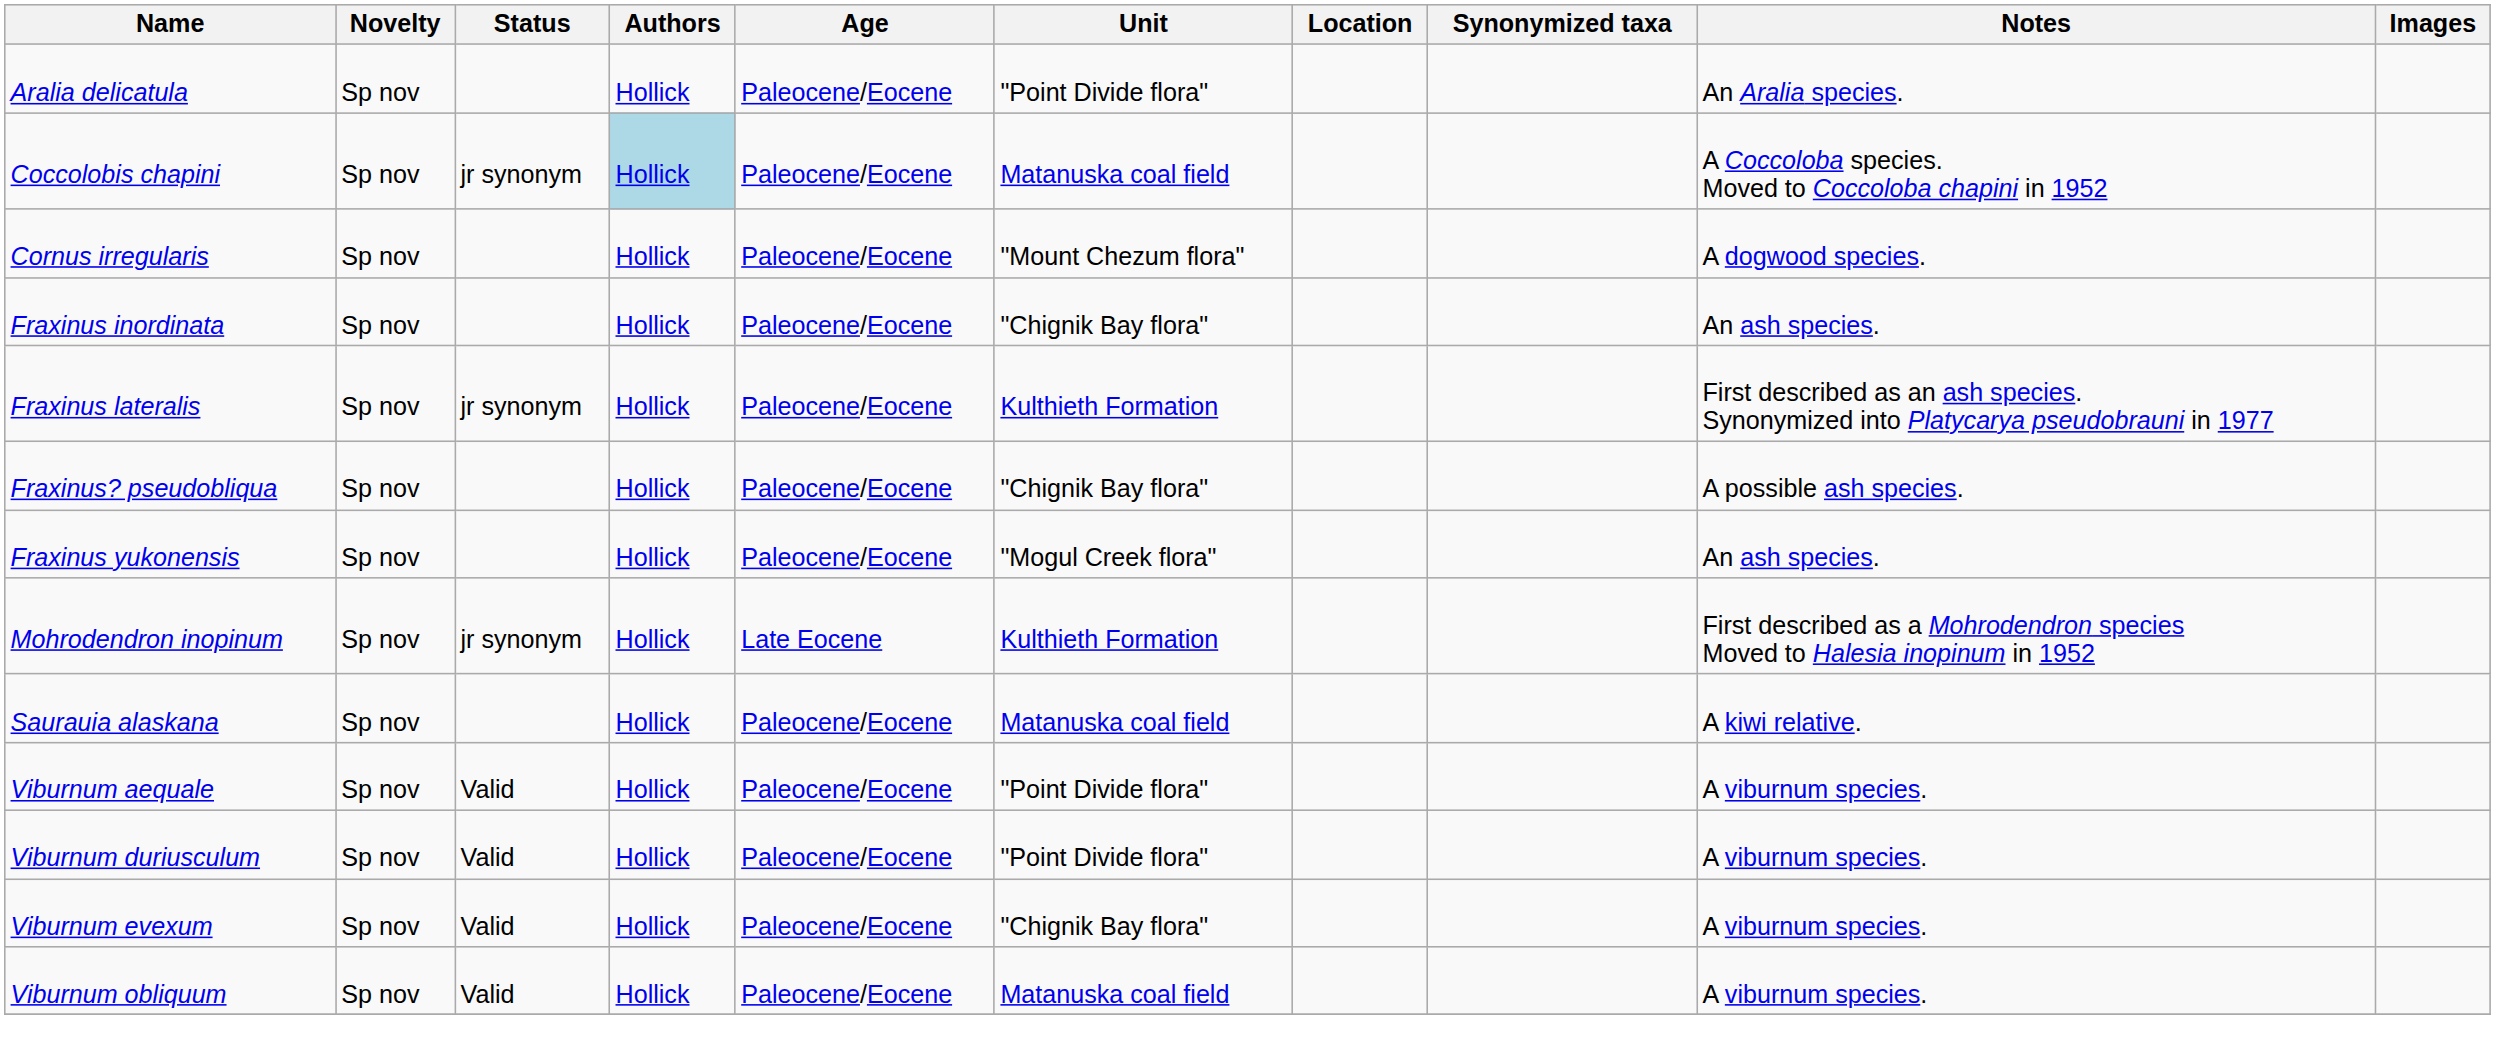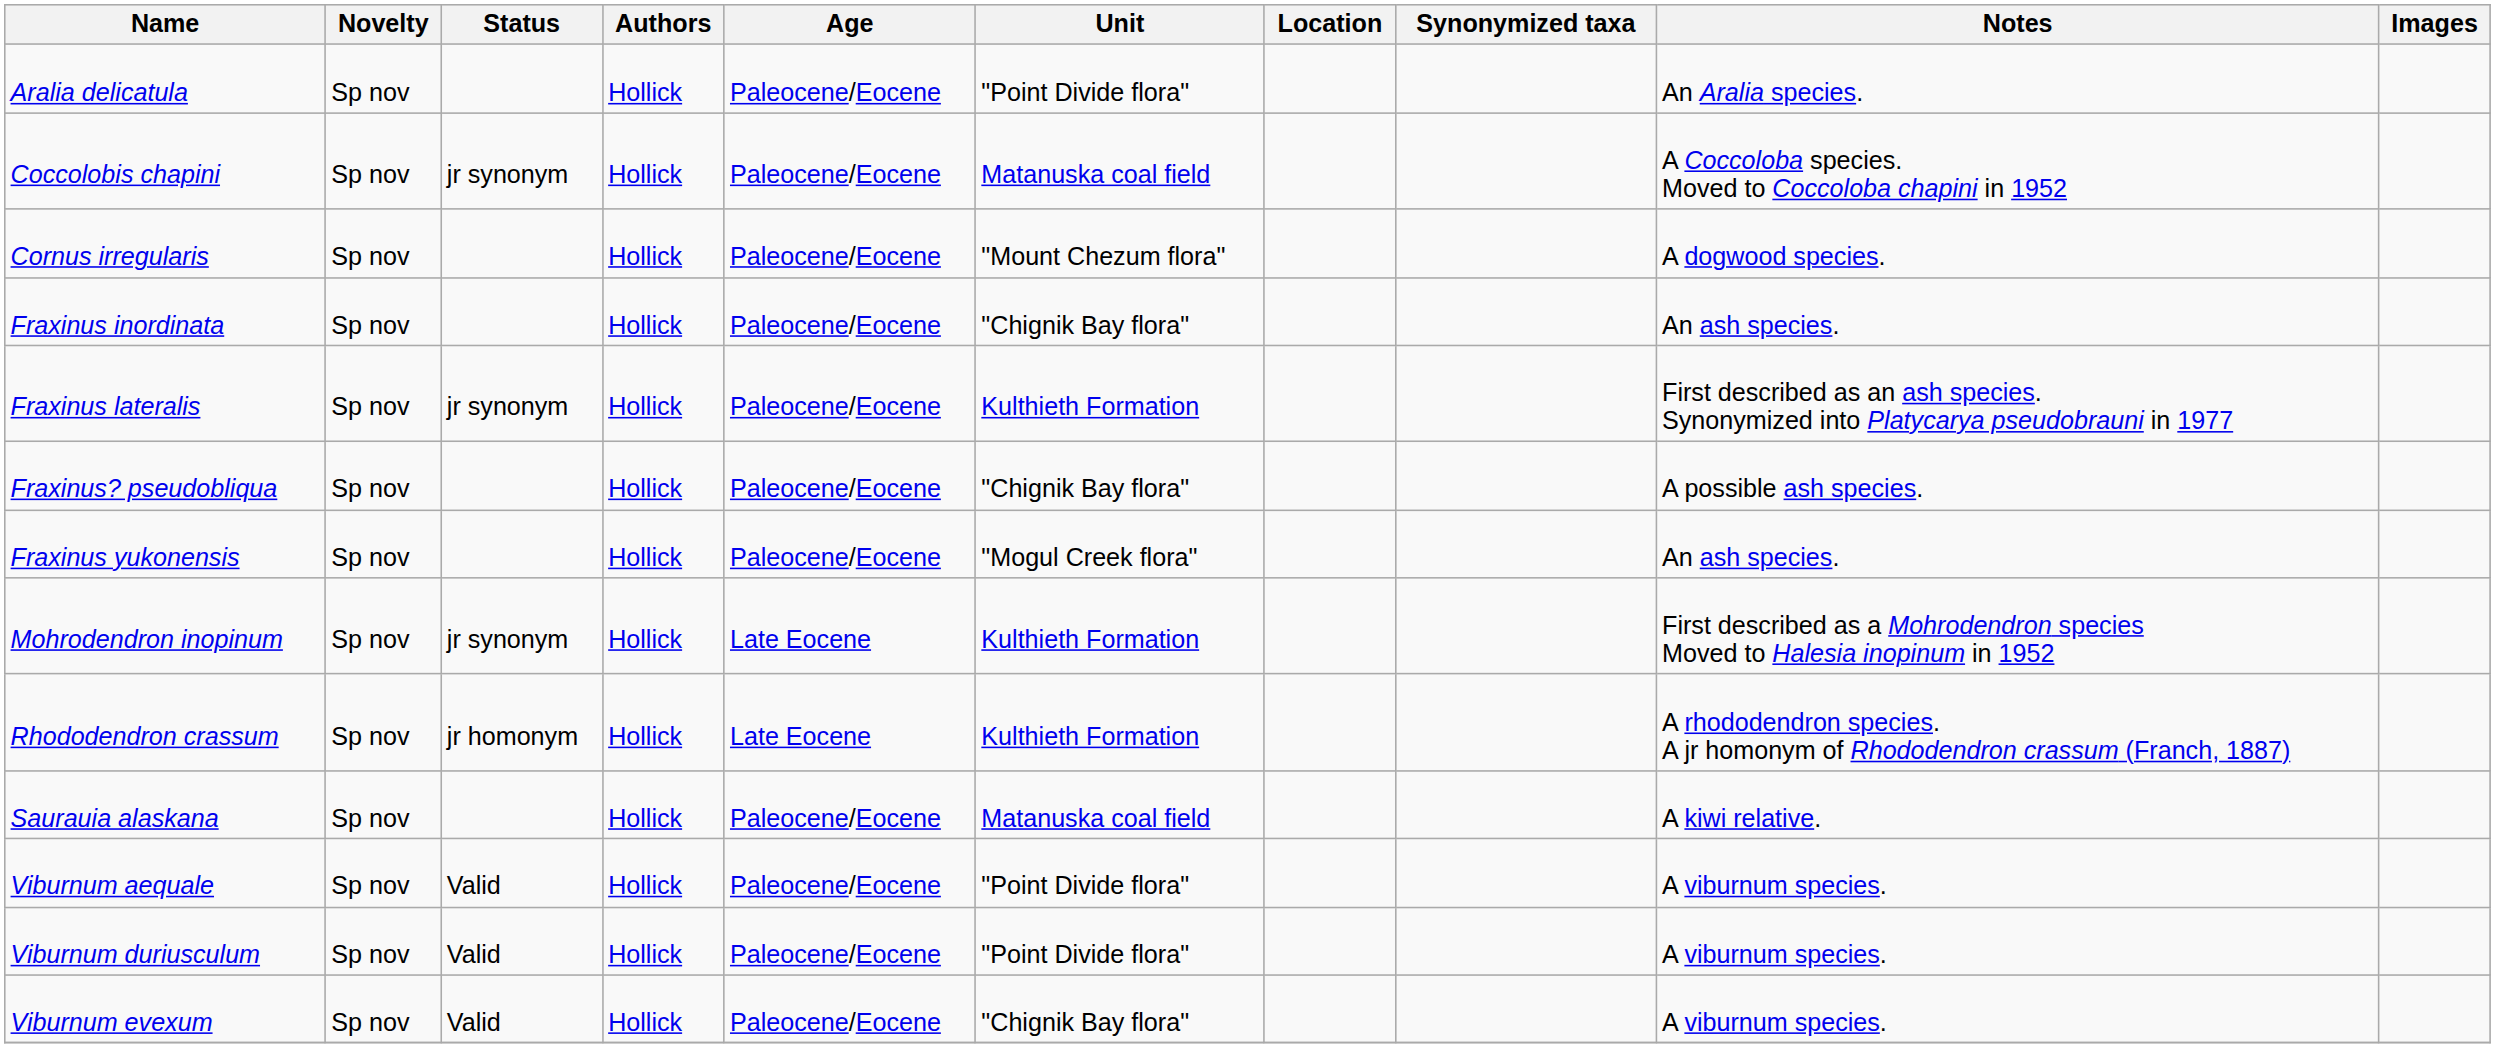(653, 174) lightblue background -> (645, 174) no background
+ row: (145, 736)
- row: (119, 994)
